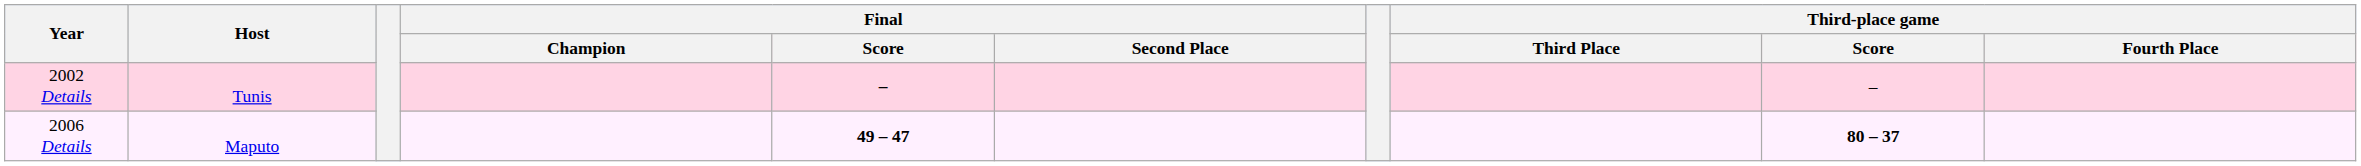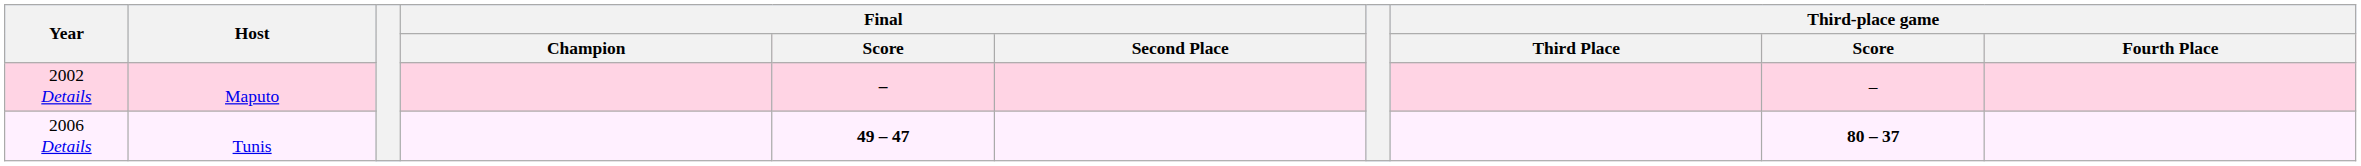(252, 97) Tunis -> (252, 97) Maputo
(252, 146) Maputo -> (252, 146) Tunis
